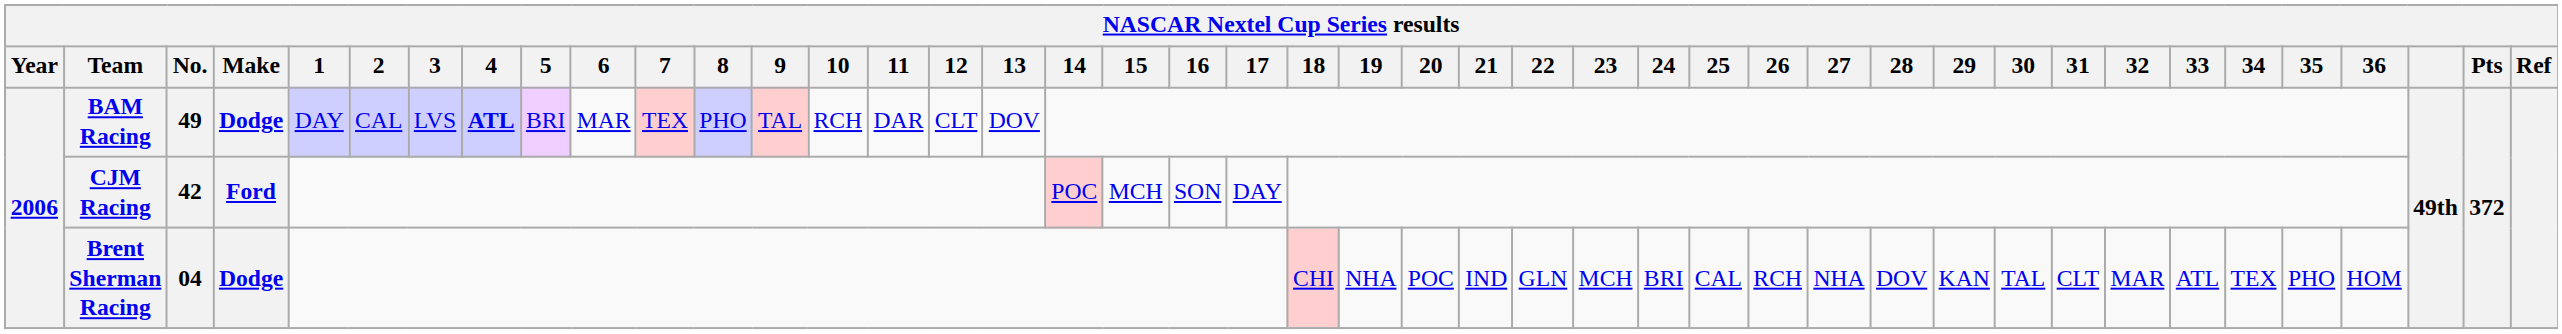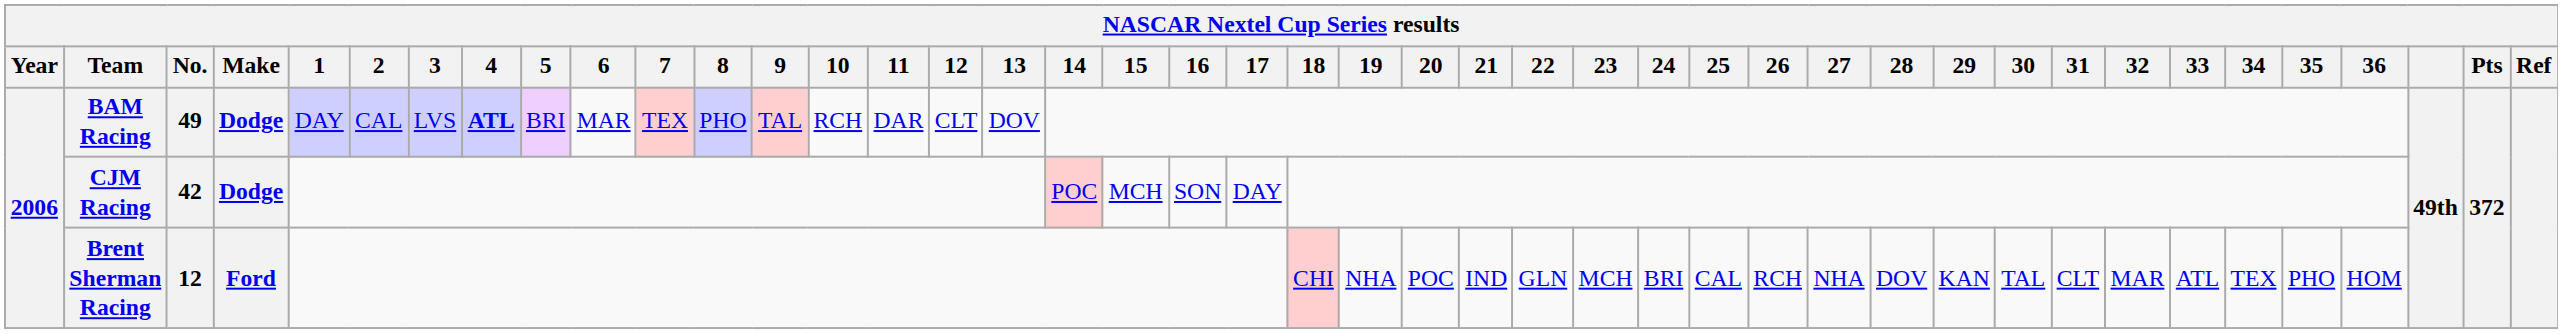(251, 192) Ford -> (251, 192) Dodge
(190, 277) 04 -> (190, 277) 12
(251, 277) Dodge -> (251, 277) Ford
